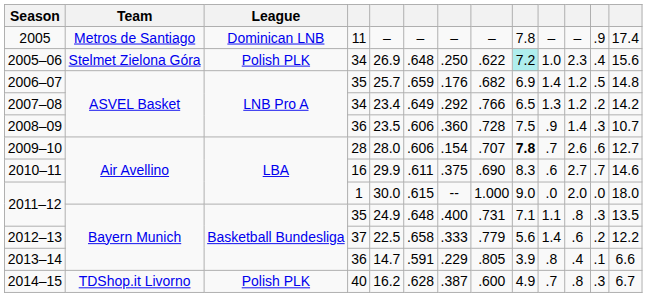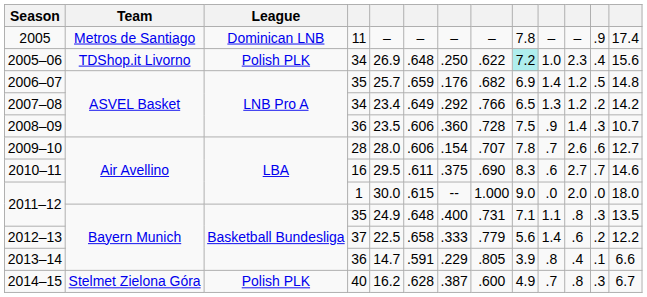(135, 60) Stelmet Zielona Góra -> (135, 60) TDShop.it Livorno
(525, 149) bold -> (525, 149) normal
(387, 171) 29.9 -> (387, 171) 29.5
(135, 281) TDShop.it Livorno -> (135, 281) Stelmet Zielona Góra
